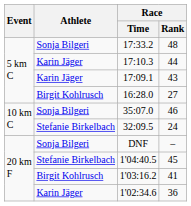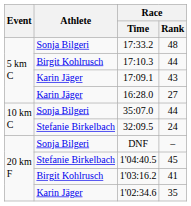(59, 62) Karin Jäger -> (70, 62) Birgit Kohlrusch
(70, 95) Birgit Kohlrusch -> (59, 95) Karin Jäger
(173, 111) 46 -> (173, 111) 44
(173, 193) 36 -> (173, 193) 35
